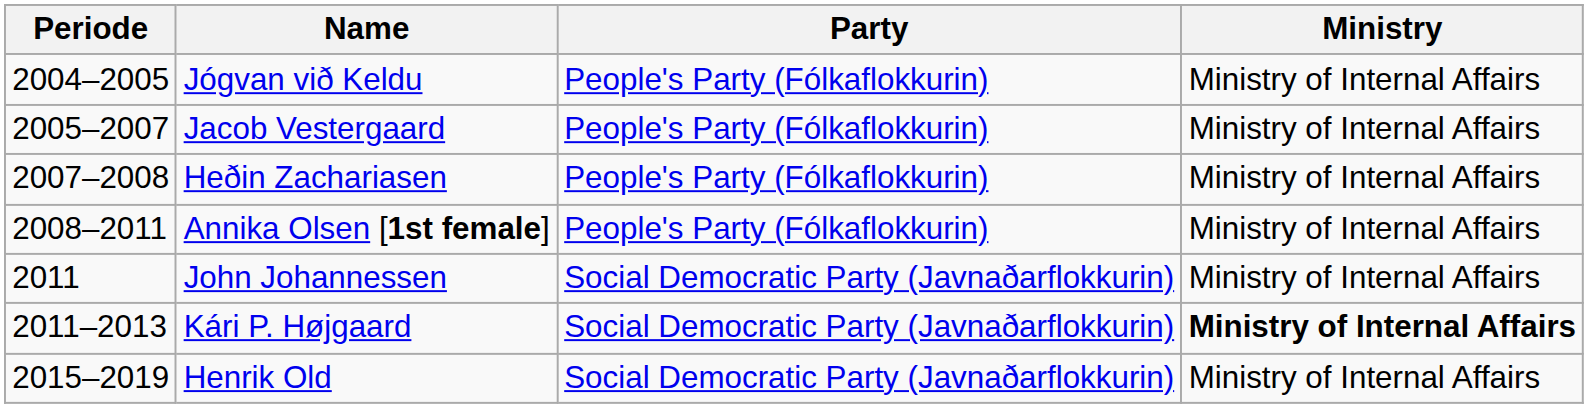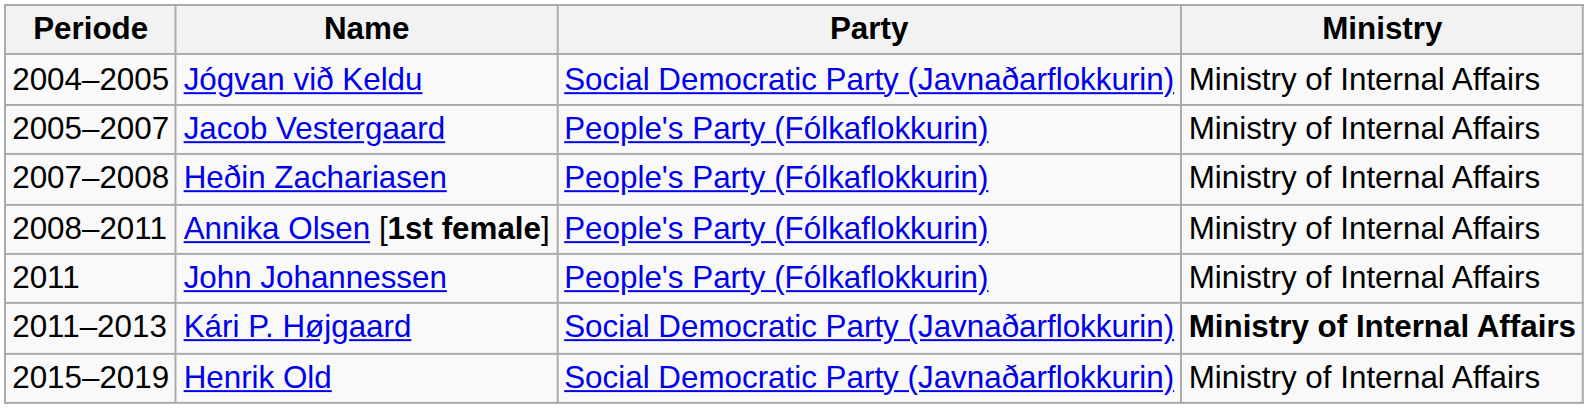(776, 79) People's Party (Fólkaflokkurin) -> (869, 79) Social Democratic Party (Javnaðarflokkurin)
(869, 278) Social Democratic Party (Javnaðarflokkurin) -> (776, 278) People's Party (Fólkaflokkurin)
